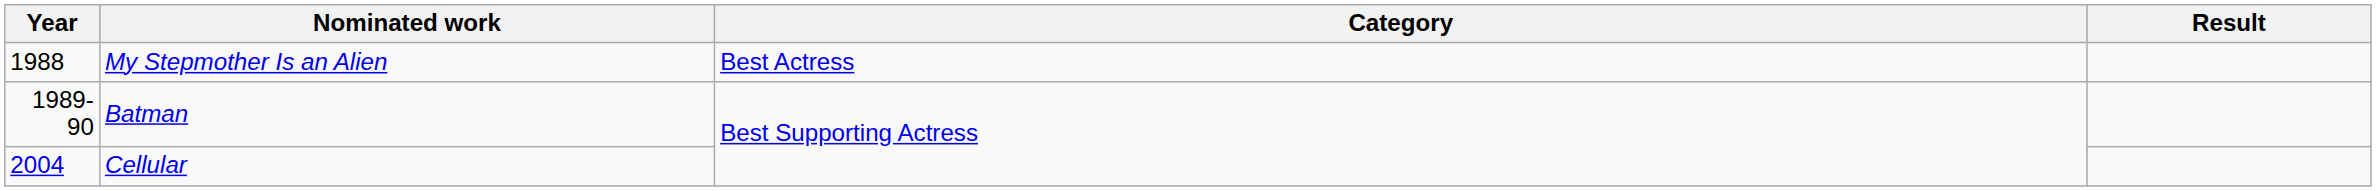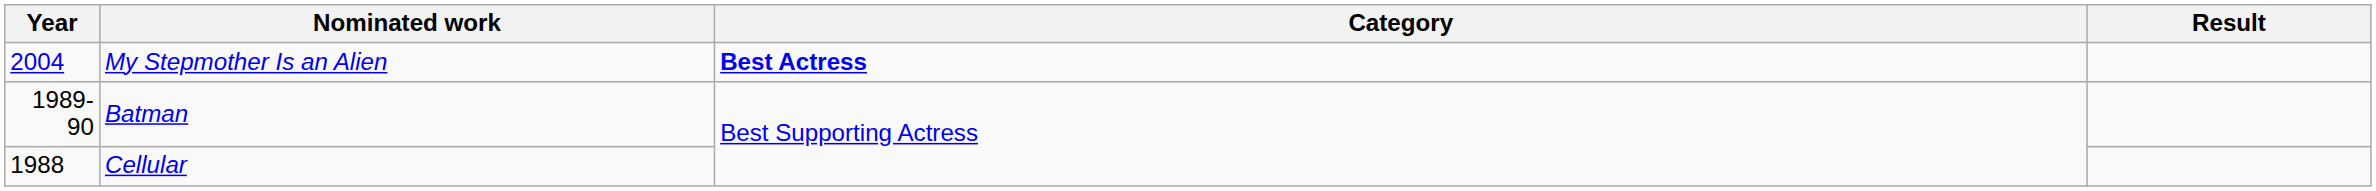(37, 61) 1988 -> (37, 61) 2004
(787, 61) normal -> (794, 61) bold
(37, 165) 2004 -> (37, 165) 1988
